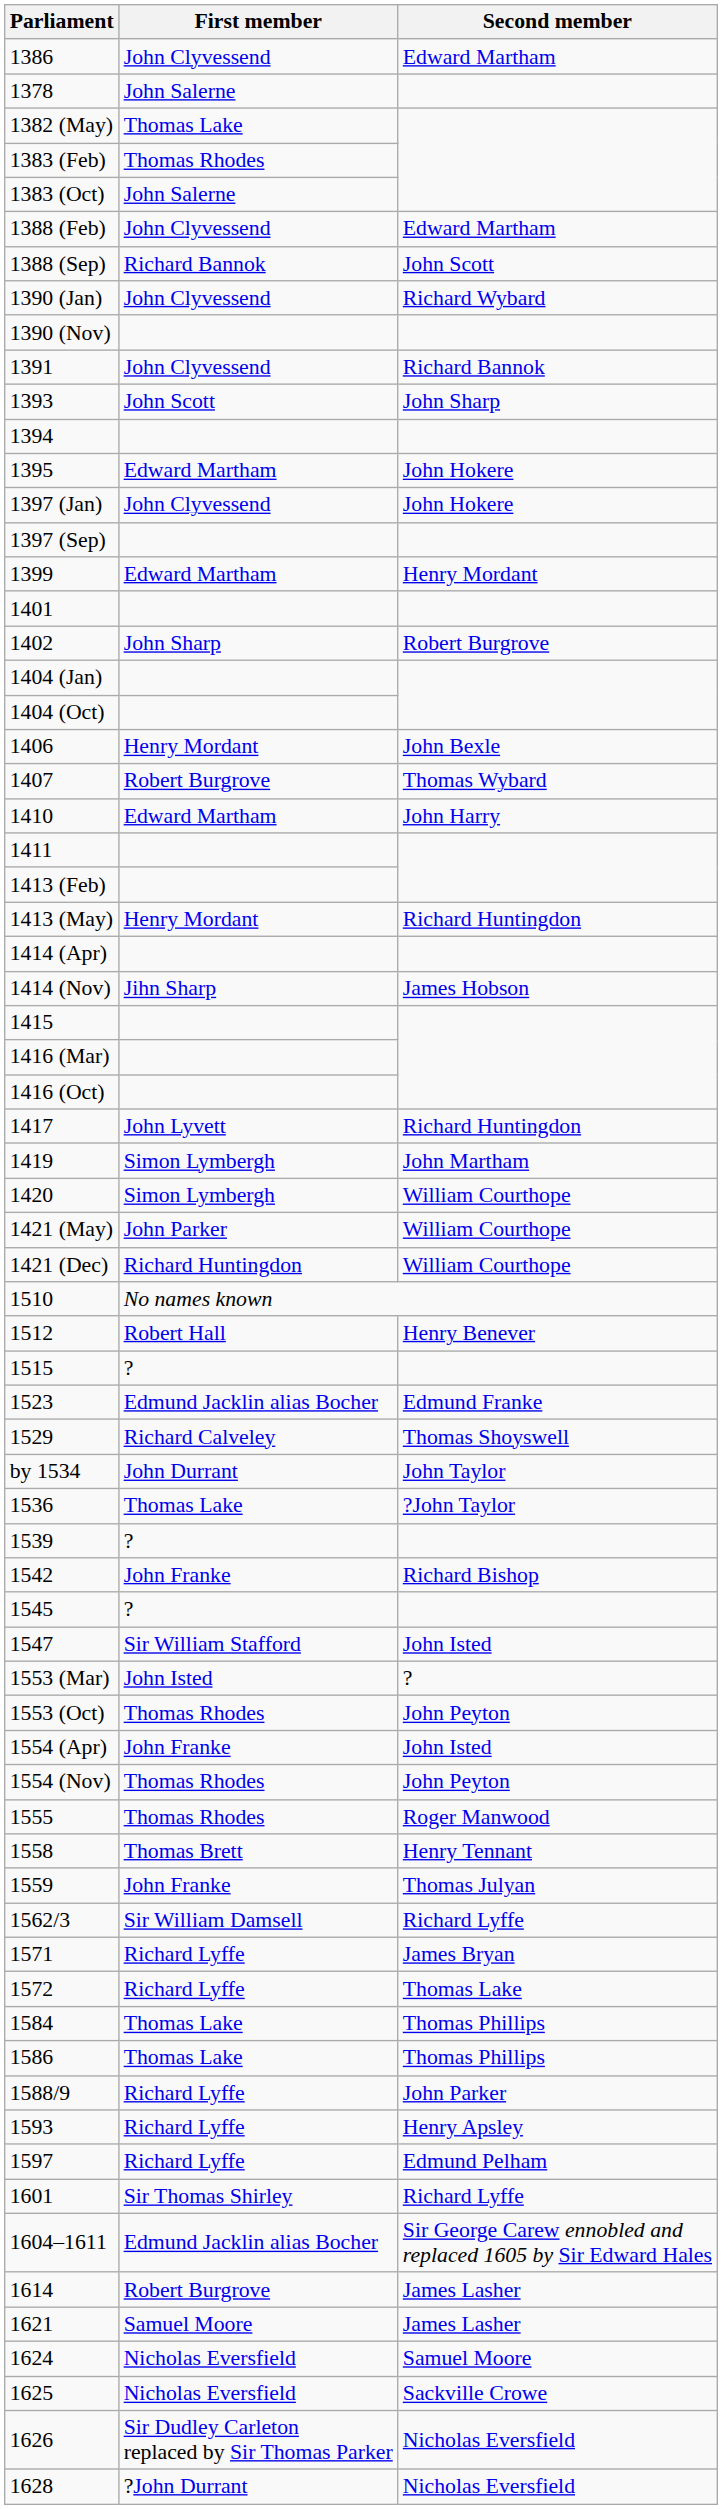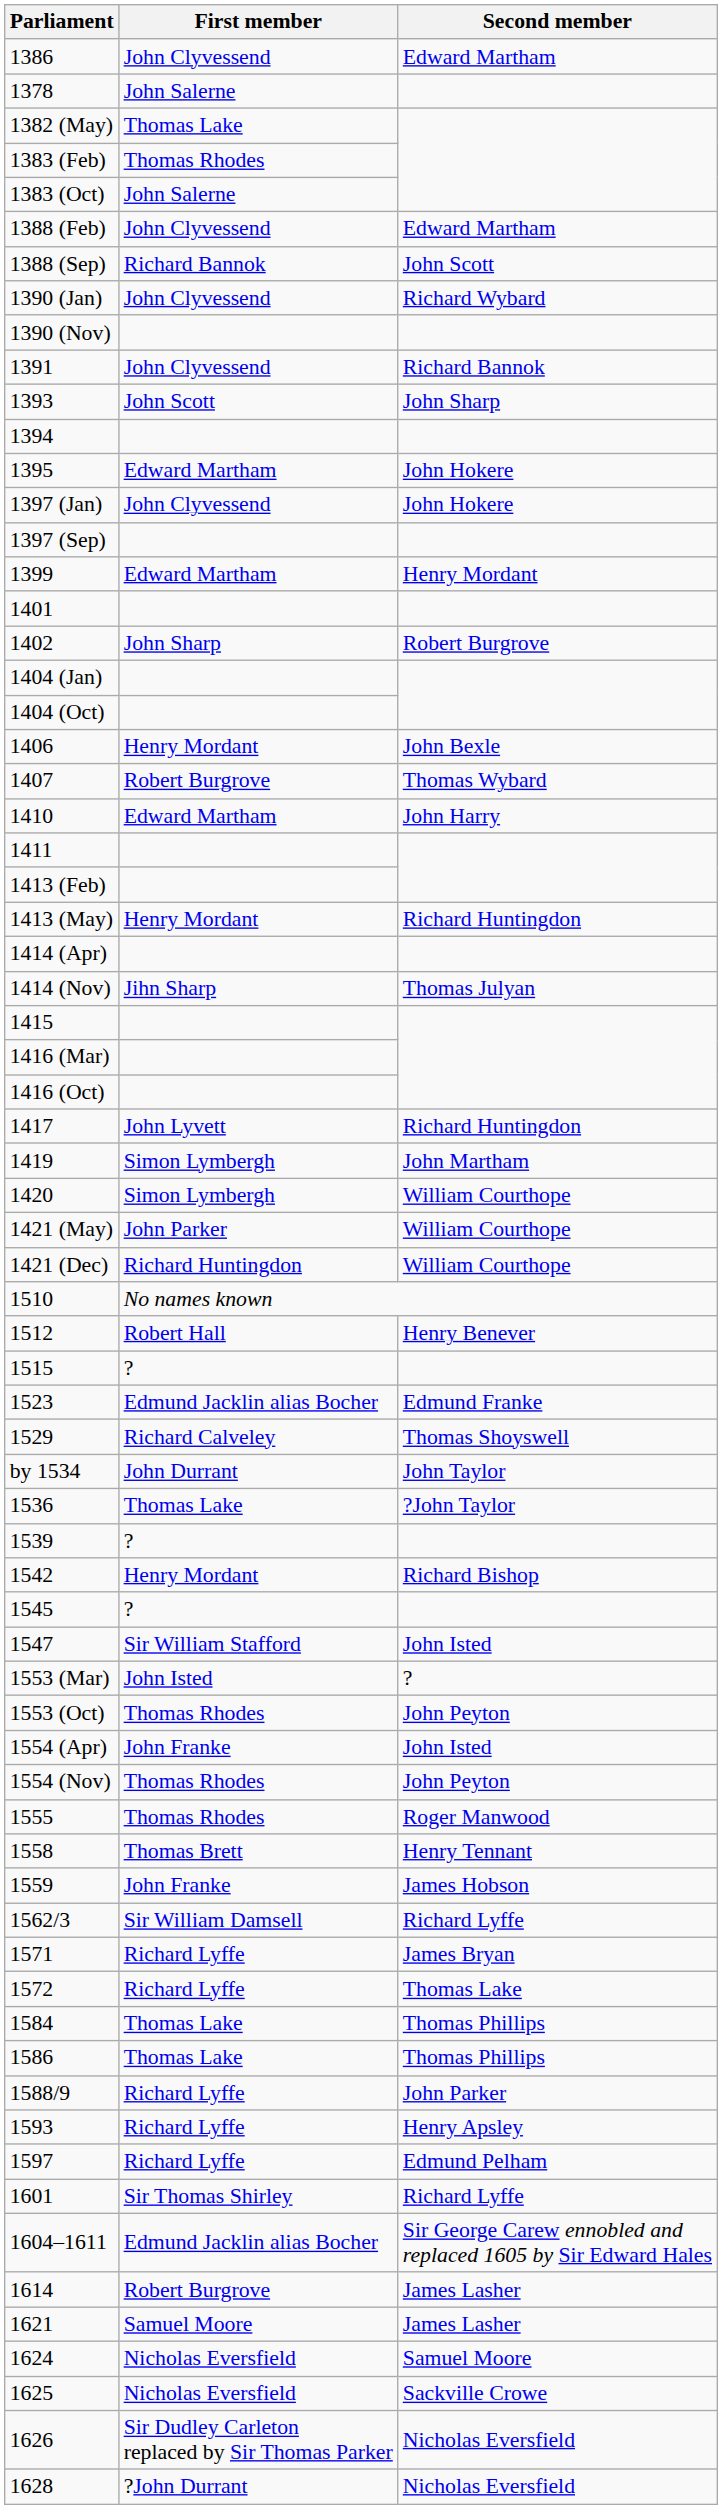(466, 988) James Hobson -> (469, 988) Thomas Julyan
(177, 1574) John Franke -> (191, 1574) Henry Mordant
(469, 1885) Thomas Julyan -> (466, 1885) James Hobson
